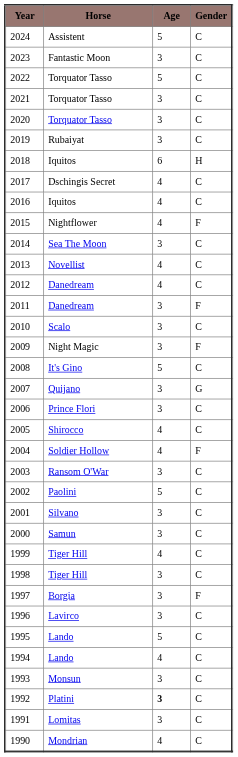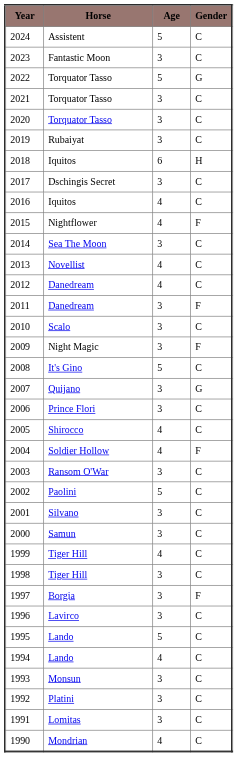(198, 78) C -> (199, 78) G
(160, 181) 4 -> (160, 181) 3
(160, 699) bold -> (160, 699) normal
